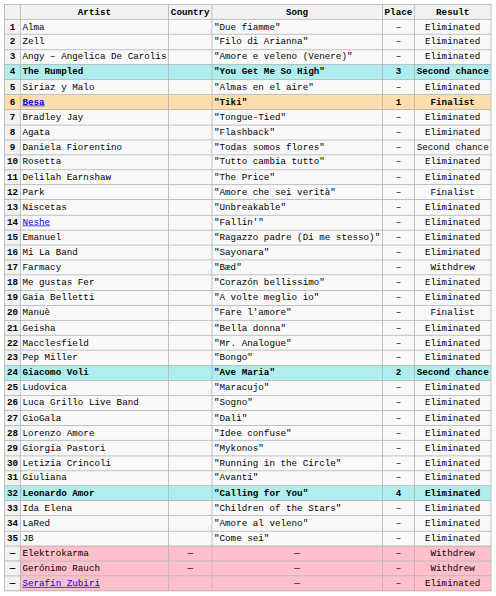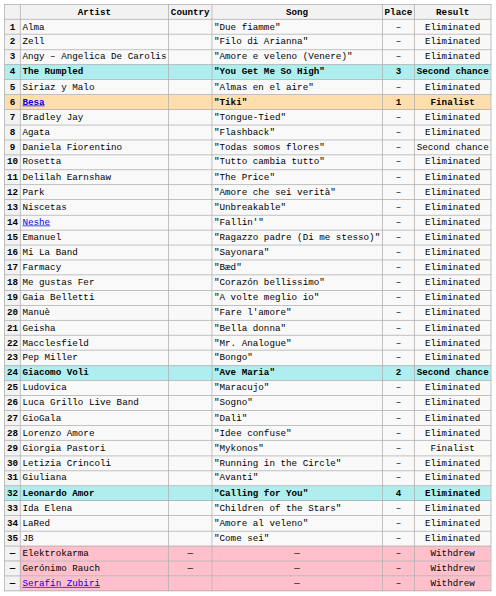(453, 192) Finalist -> (453, 192) Eliminated
(453, 268) Withdrew -> (453, 268) Eliminated
(453, 313) Finalist -> (453, 313) Eliminated
(453, 448) Eliminated -> (453, 448) Finalist
(453, 584) Eliminated -> (453, 584) Withdrew
